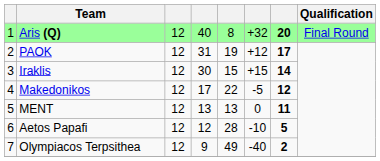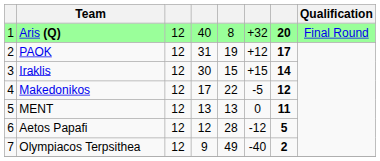(257, 128) -10 -> (257, 128) -12
